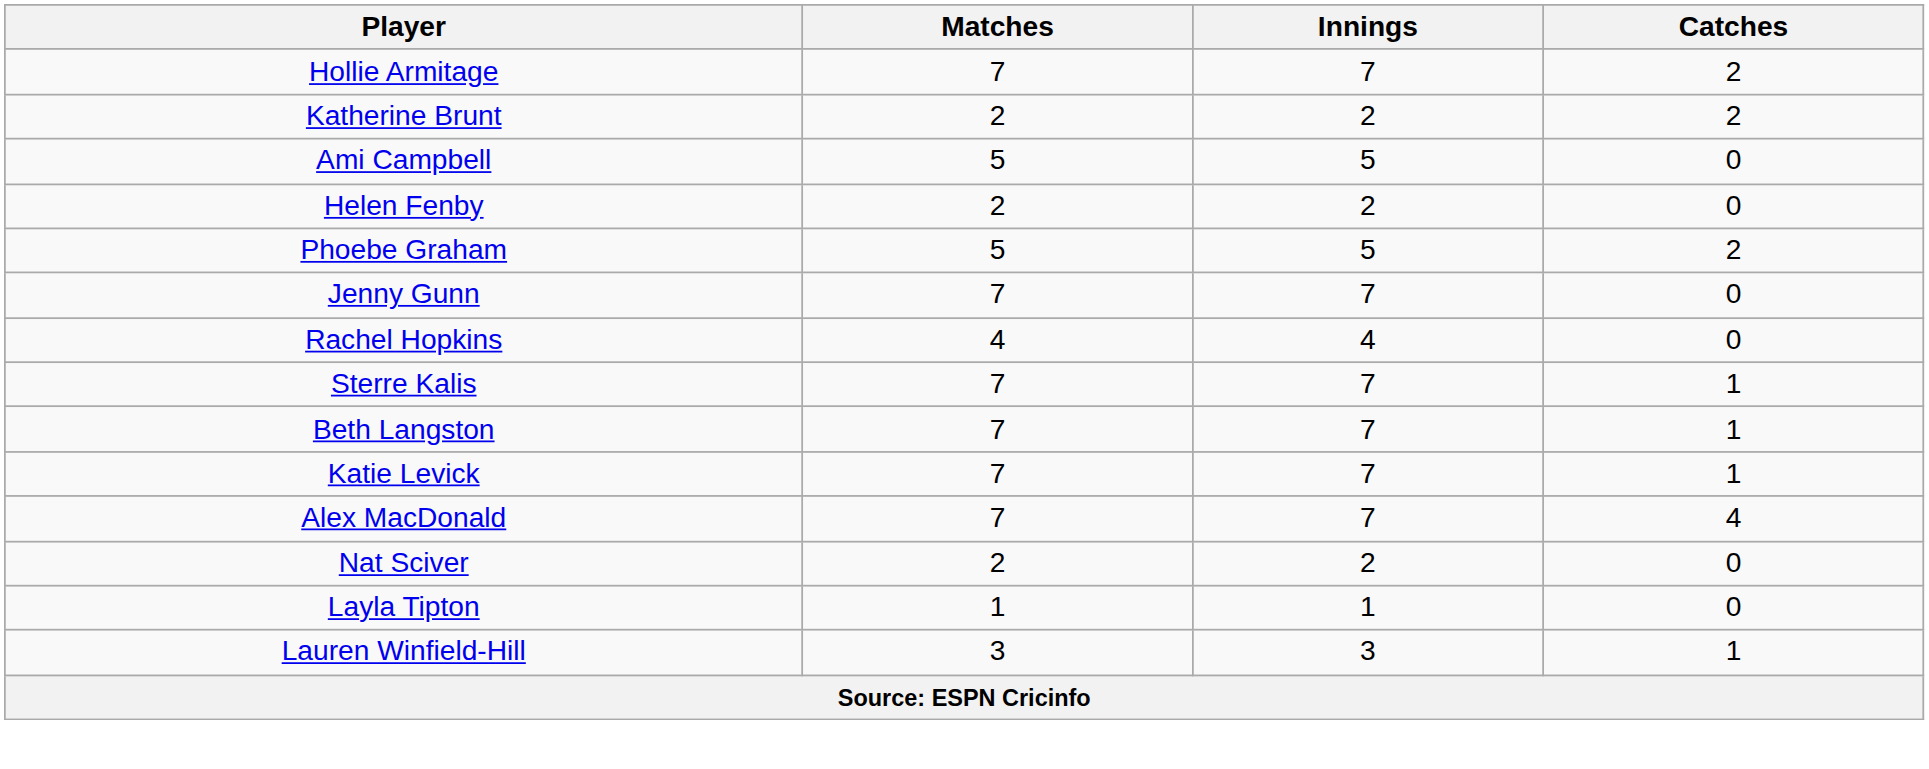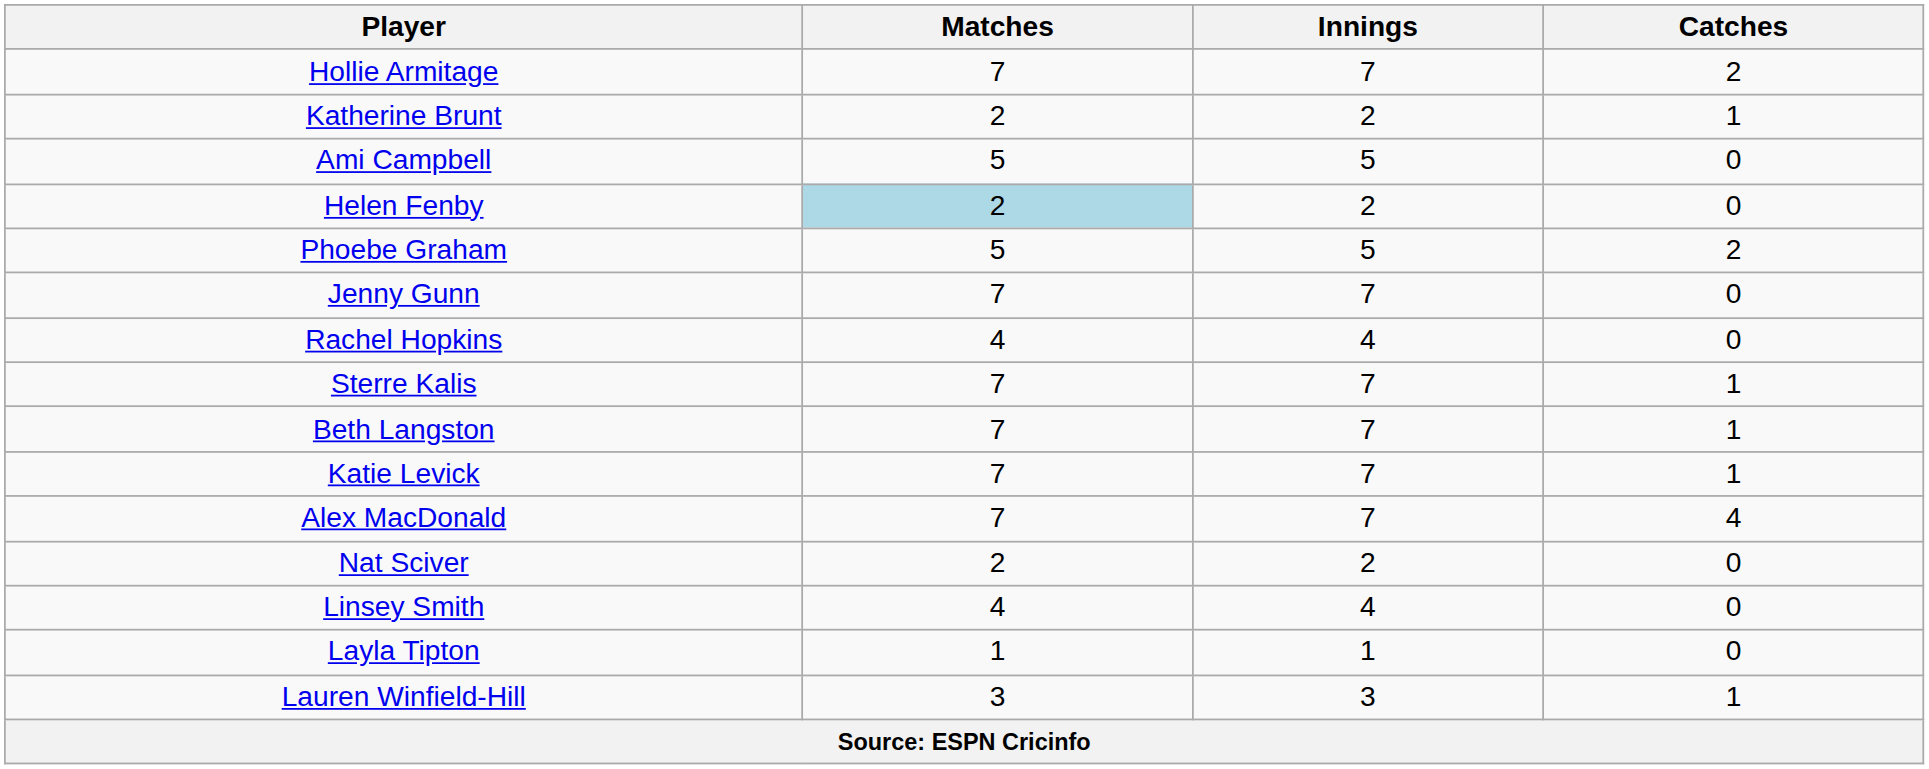(1734, 116) 2 -> (1734, 116) 1
(998, 205) no background -> (998, 205) lightblue background
+ row: (404, 607)
